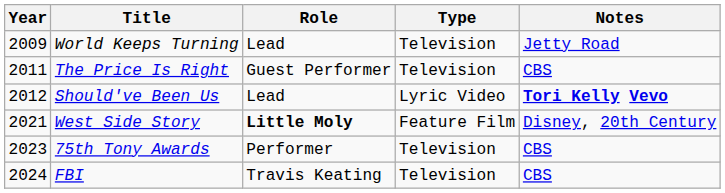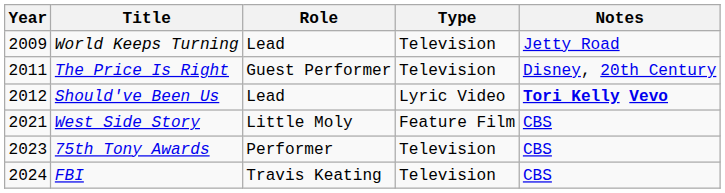(537, 70) CBS -> (620, 70) Disney, 20th Century
(300, 123) bold -> (300, 123) normal
(620, 123) Disney, 20th Century -> (537, 123) CBS
